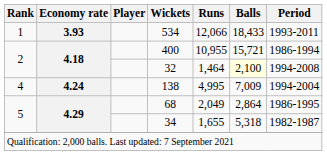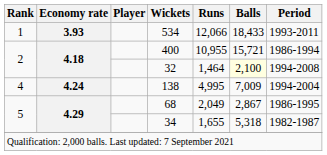(248, 104) 2,864 -> (248, 104) 2,867
